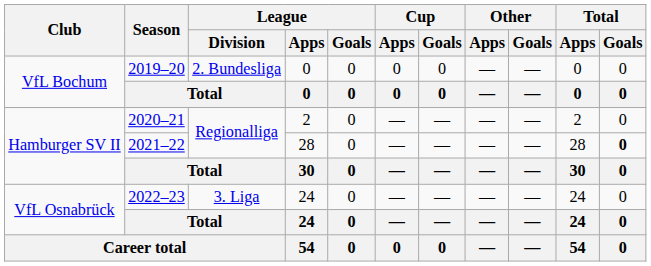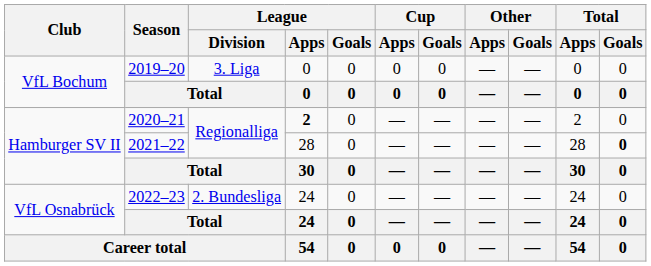(237, 68) 2. Bundesliga -> (237, 68) 3. Liga
(306, 119) normal -> (306, 119) bold
(237, 196) 3. Liga -> (237, 196) 2. Bundesliga
